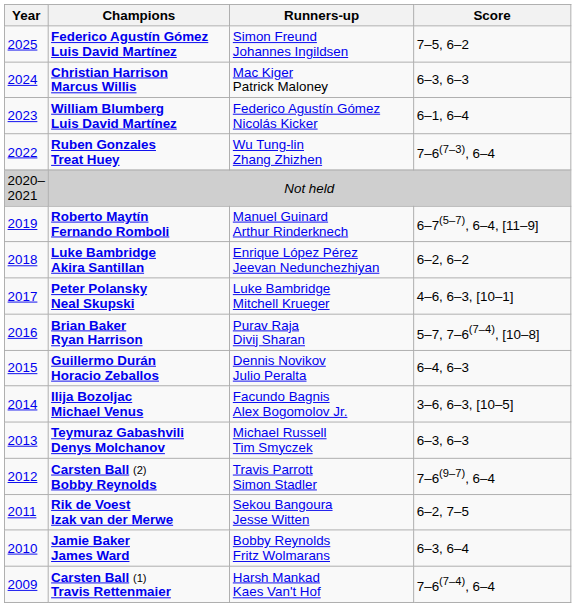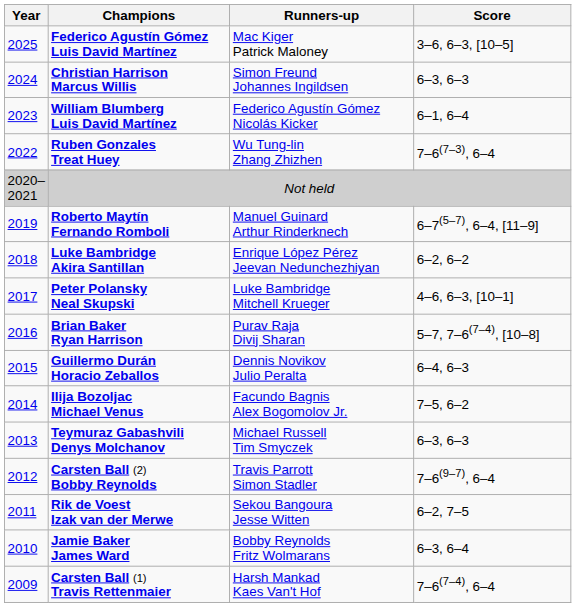(291, 44) Simon Freund Johannes Ingildsen -> (280, 44) Mac Kiger Patrick Maloney
(443, 44) 7–5, 6–2 -> (465, 44) 3–6, 6–3, [10–5]
(280, 80) Mac Kiger Patrick Maloney -> (291, 80) Simon Freund Johannes Ingildsen
(465, 404) 3–6, 6–3, [10–5] -> (443, 404) 7–5, 6–2
